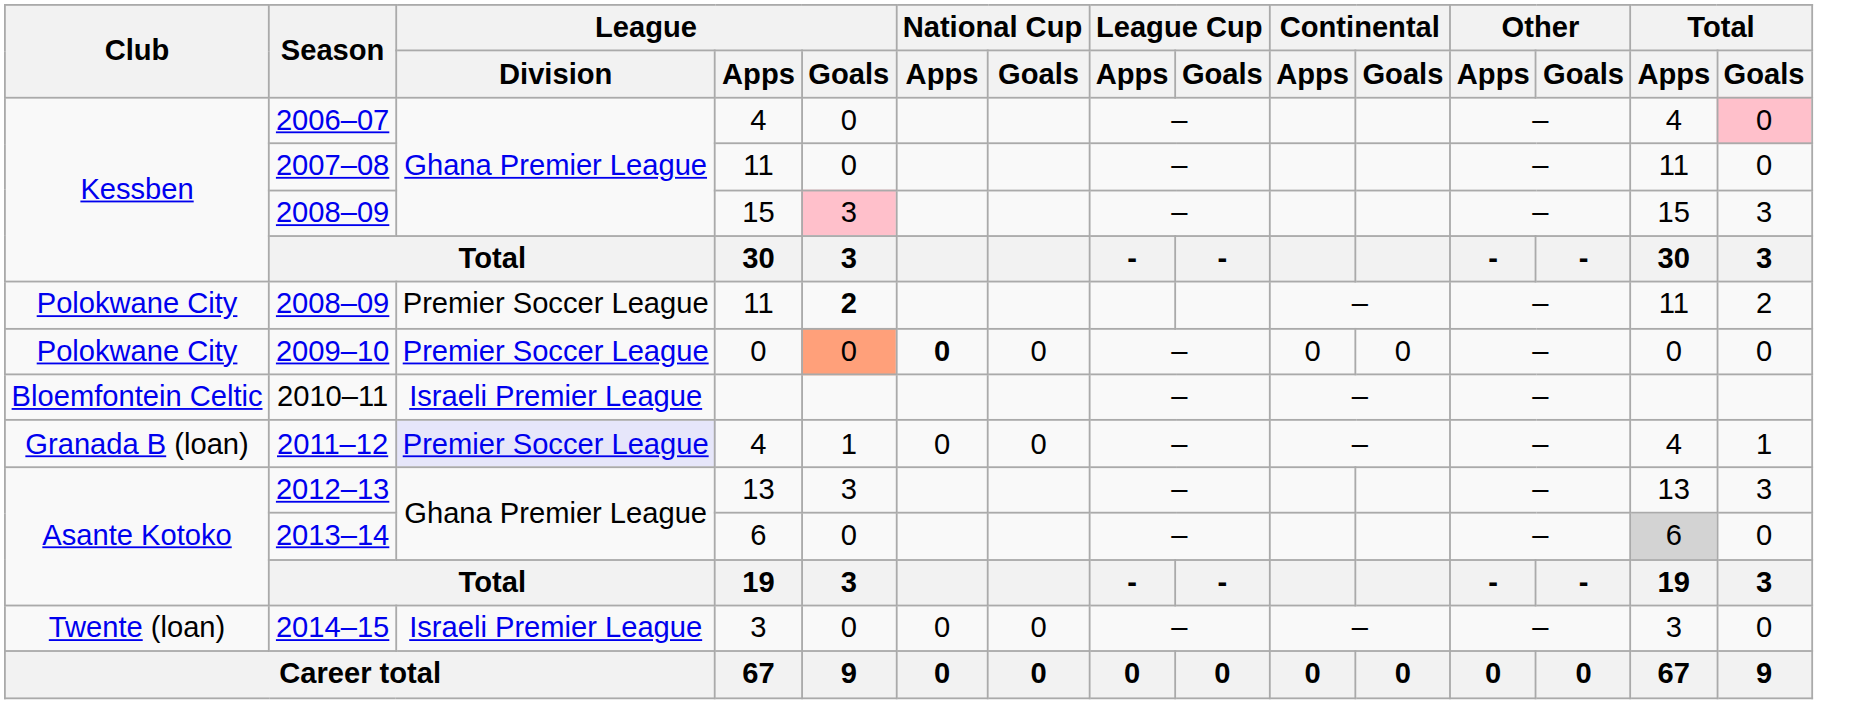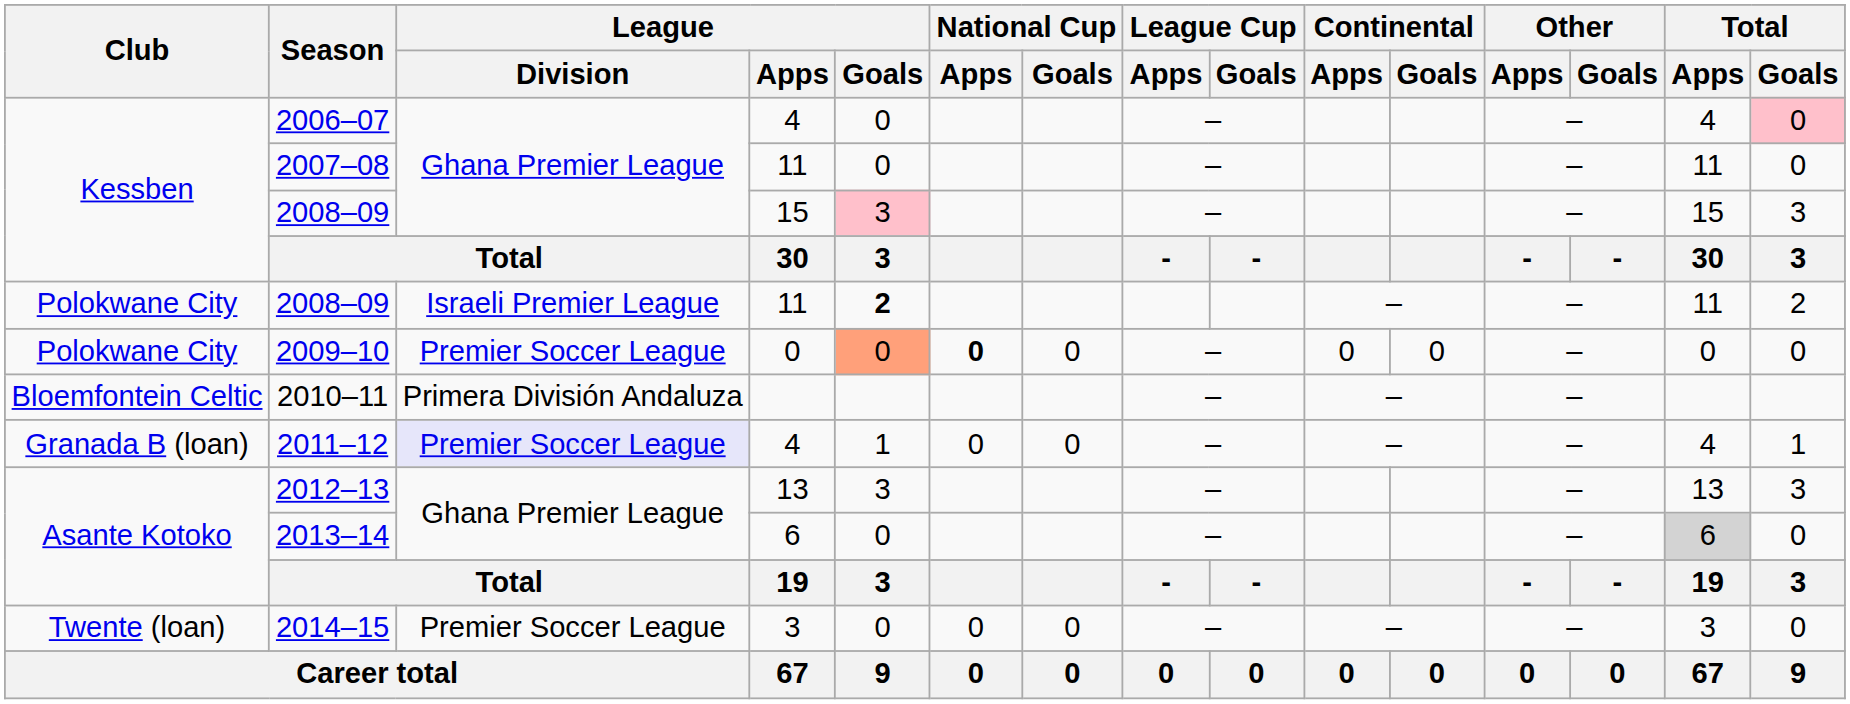(556, 304) Premier Soccer League -> (573, 304) Israeli Premier League
(556, 397) Israeli Premier League -> (573, 397) Primera División Andaluza
(556, 627) Israeli Premier League -> (573, 627) Premier Soccer League
